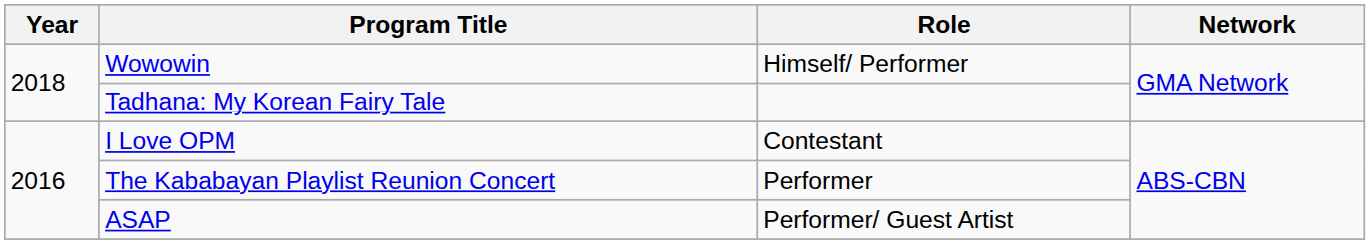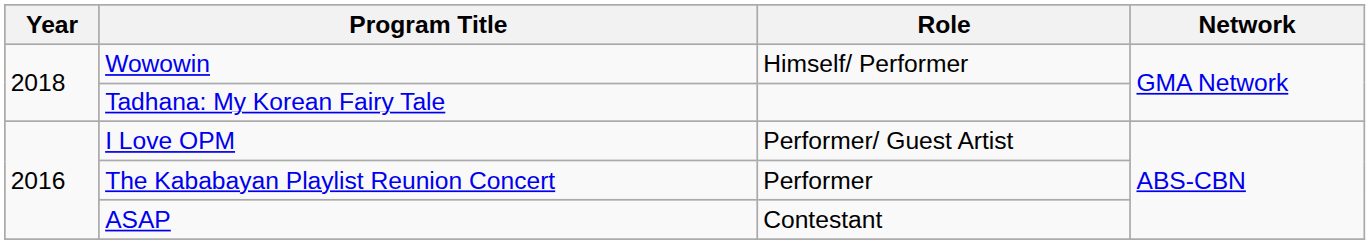(823, 141) Contestant -> (888, 141) Performer/ Guest Artist
(888, 219) Performer/ Guest Artist -> (823, 219) Contestant
